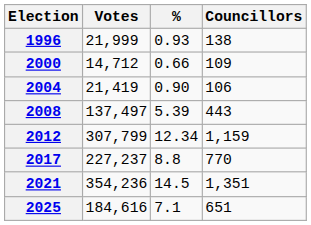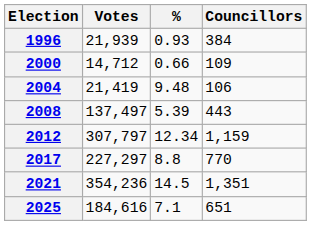(112, 40) 21,999 -> (112, 40) 21,939
(219, 40) 138 -> (219, 40) 384
(172, 88) 0.90 -> (172, 88) 9.48
(116, 136) 307,799 -> (116, 136) 307,797
(116, 160) 227,237 -> (116, 160) 227,297
